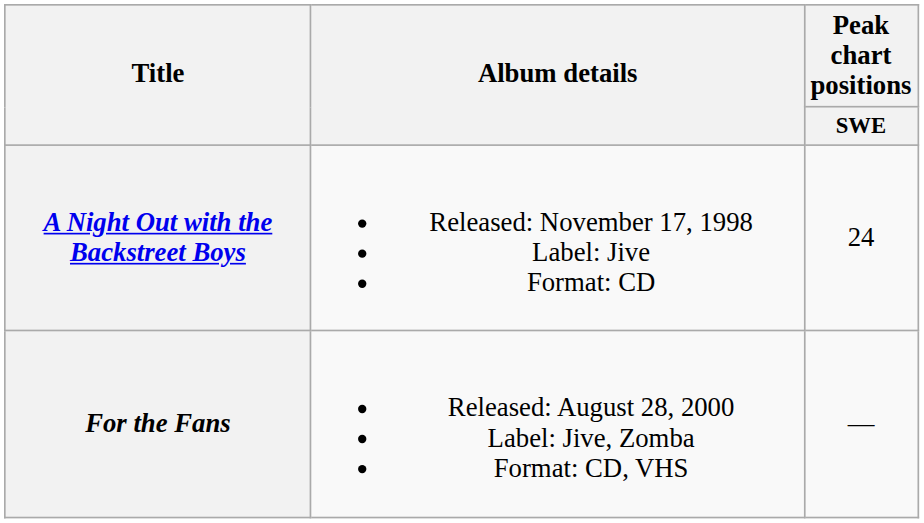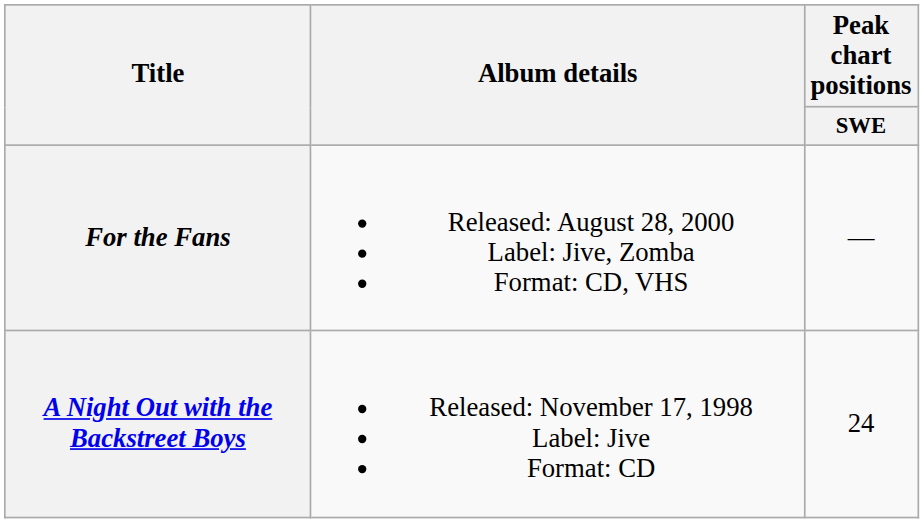rows swapped: (158, 237) <-> (158, 423)
